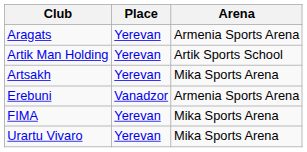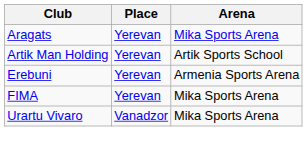(237, 34) Armenia Sports Arena -> (226, 34) Mika Sports Arena
- row: (29, 75)
(141, 95) Vanadzor -> (138, 75) Yerevan
(138, 136) Yerevan -> (141, 116) Vanadzor
